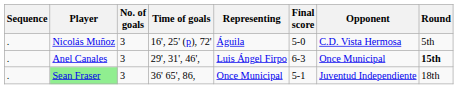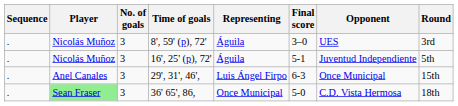+ row: (179, 42)
(299, 42) 5-0 -> (299, 59) 5-1
(360, 42) C.D. Vista Hermosa -> (368, 59) Juventud Independiente
(431, 59) bold -> (430, 75) normal
(299, 75) 5-1 -> (299, 92) 5-0
(368, 75) Juventud Independiente -> (360, 92) C.D. Vista Hermosa
